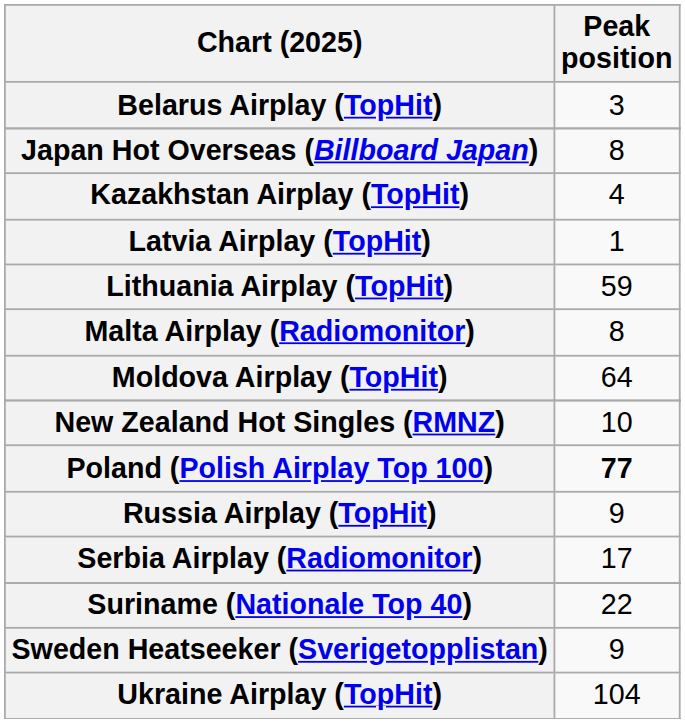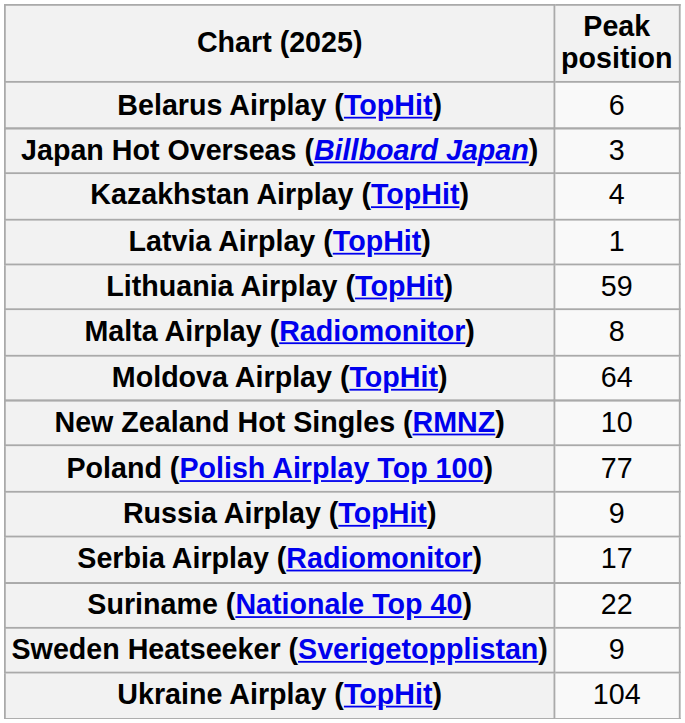(617, 104) 3 -> (617, 104) 6
(617, 150) 8 -> (617, 150) 3
(617, 468) bold -> (617, 468) normal
